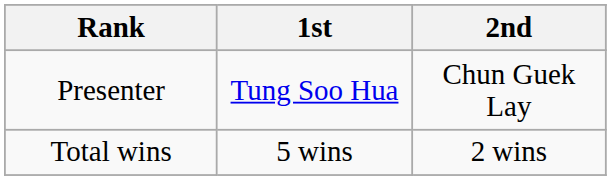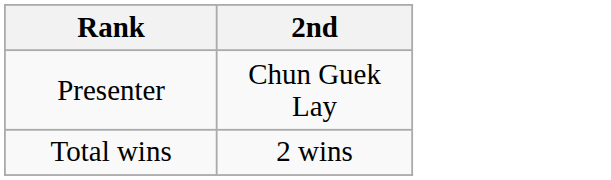- column: (315, 27)
